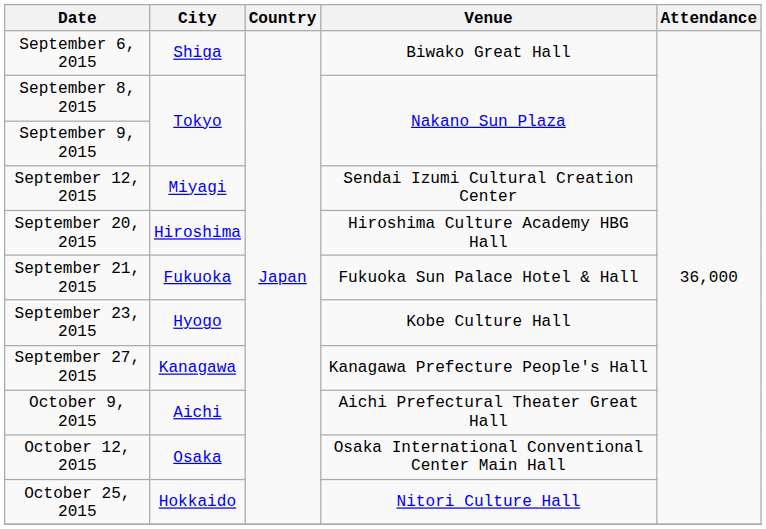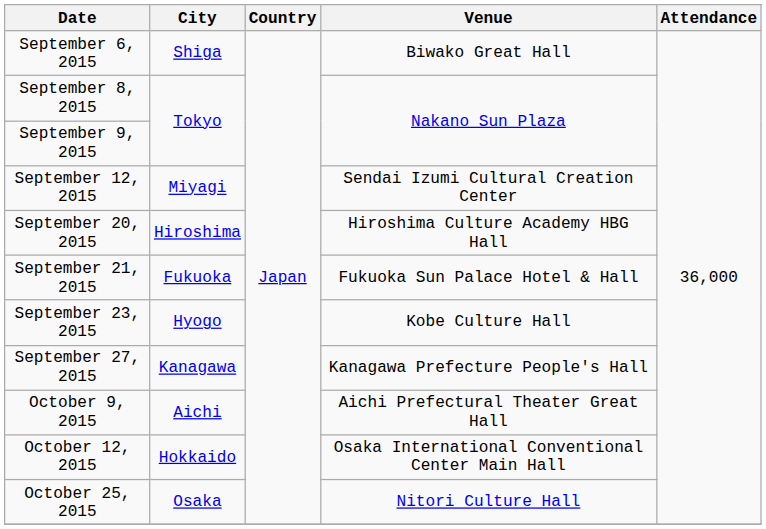(197, 457) Osaka -> (197, 457) Hokkaido
(197, 502) Hokkaido -> (197, 502) Osaka
